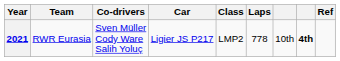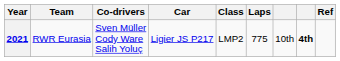(259, 38) 778 -> (259, 38) 775
